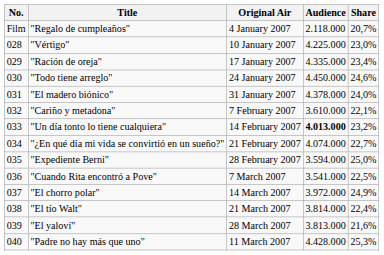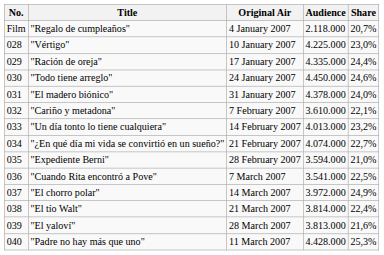(363, 61) 23,4% -> (363, 61) 24,4%
(326, 126) bold -> (326, 126) normal
(363, 159) 25,0% -> (363, 159) 21,0%
